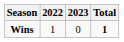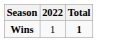- column: (78, 12)
